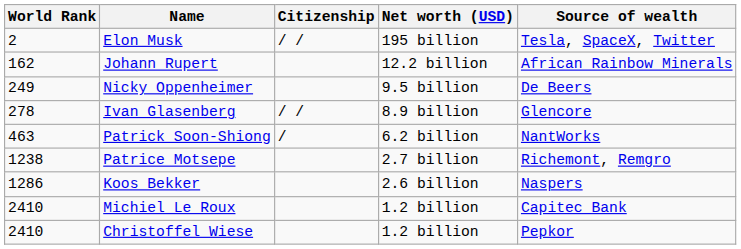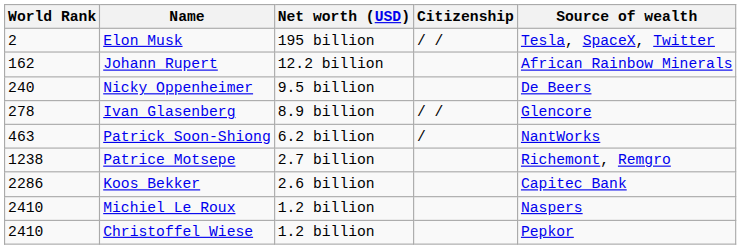columns swapped: (326, 17) <-> (448, 17)
(21, 88) 249 -> (21, 88) 240
(26, 184) 1286 -> (26, 184) 2286
(552, 184) Naspers -> (574, 184) Capitec Bank
(574, 208) Capitec Bank -> (552, 208) Naspers
